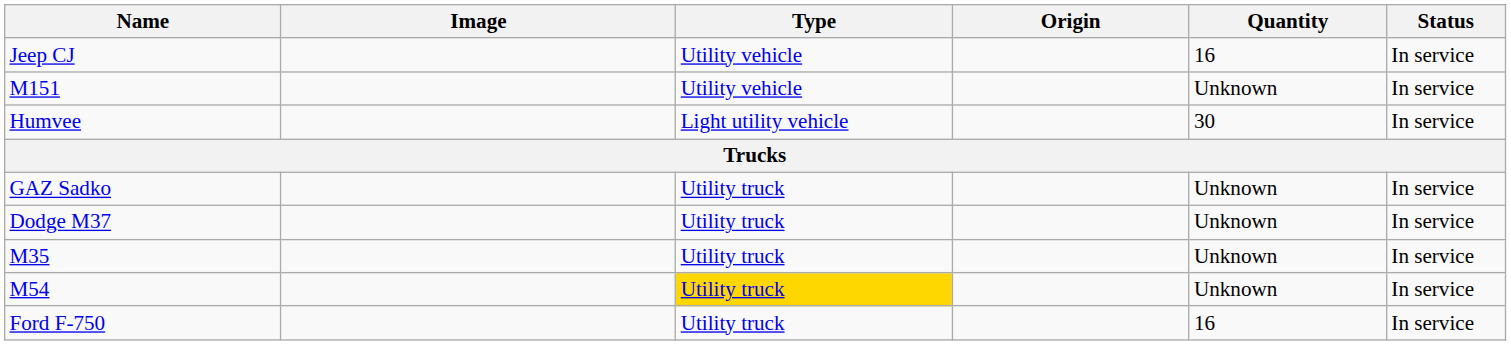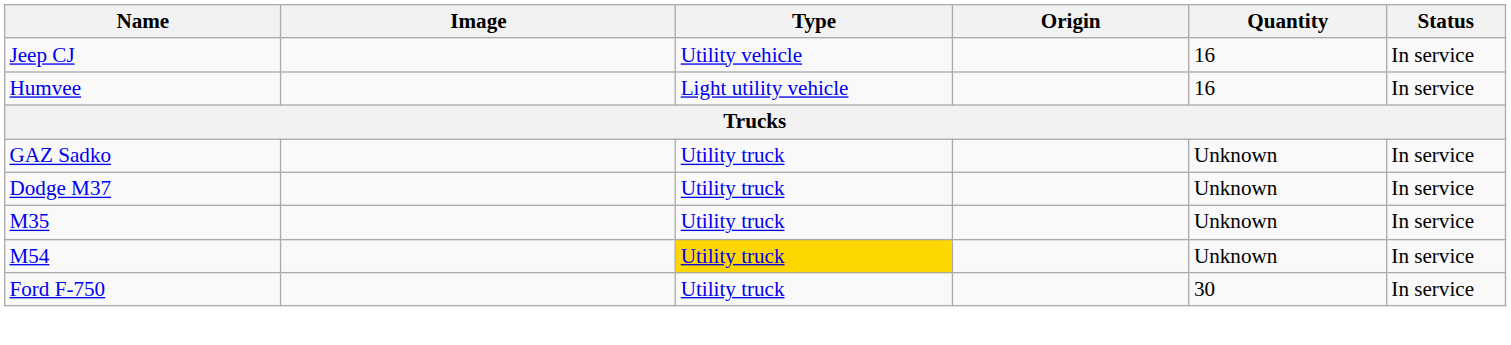- row: (35, 88)
(1205, 121) 30 -> (1205, 88) 16
(1205, 322) 16 -> (1205, 289) 30
